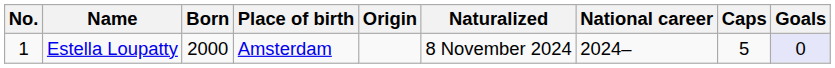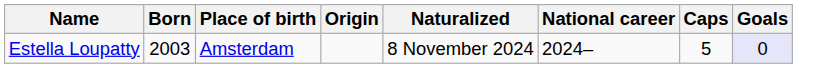- column: (24, 19)
(208, 48) 2000 -> (170, 48) 2003
